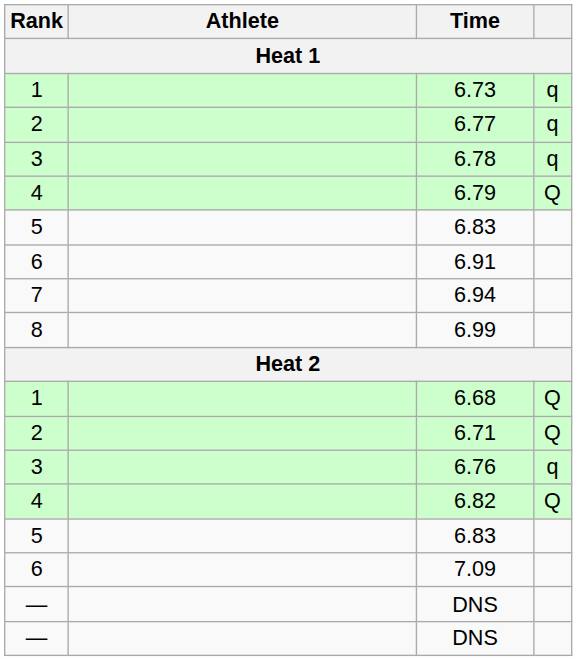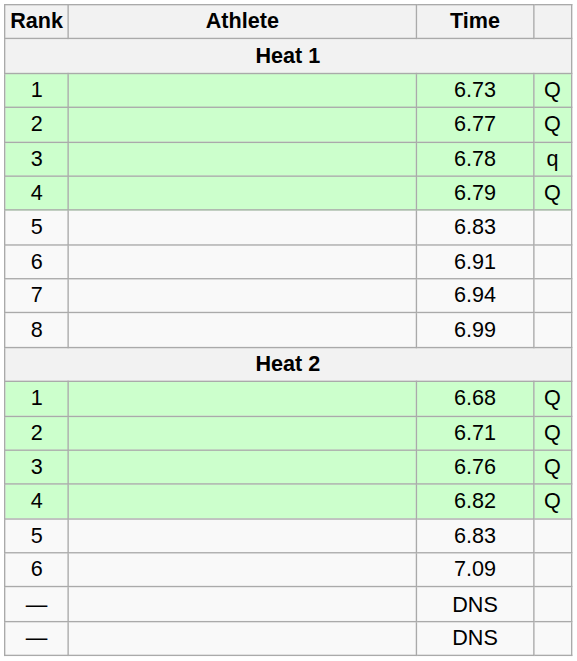(553, 90) q -> (553, 90) Q
(553, 124) q -> (553, 124) Q
(553, 466) q -> (553, 466) Q
